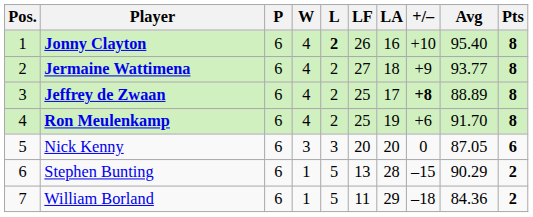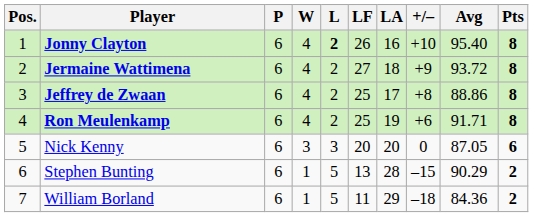(469, 69) 93.77 -> (469, 69) 93.72
(423, 95) bold -> (423, 95) normal
(469, 95) 88.89 -> (469, 95) 88.86
(469, 120) 91.70 -> (469, 120) 91.71
